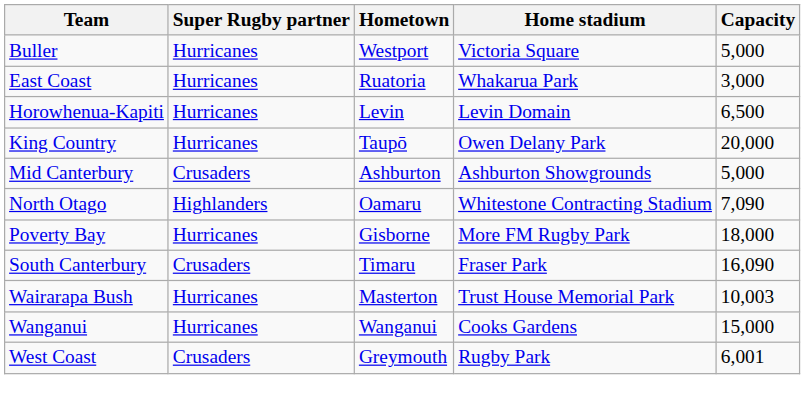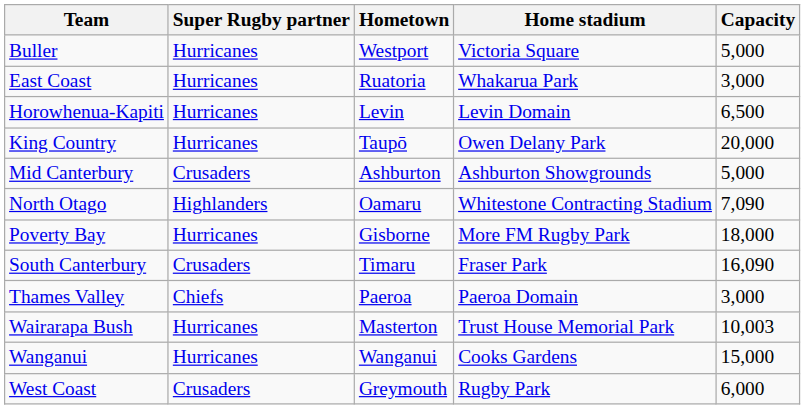+ row: (67, 296)
(743, 357) 6,001 -> (743, 388) 6,000
